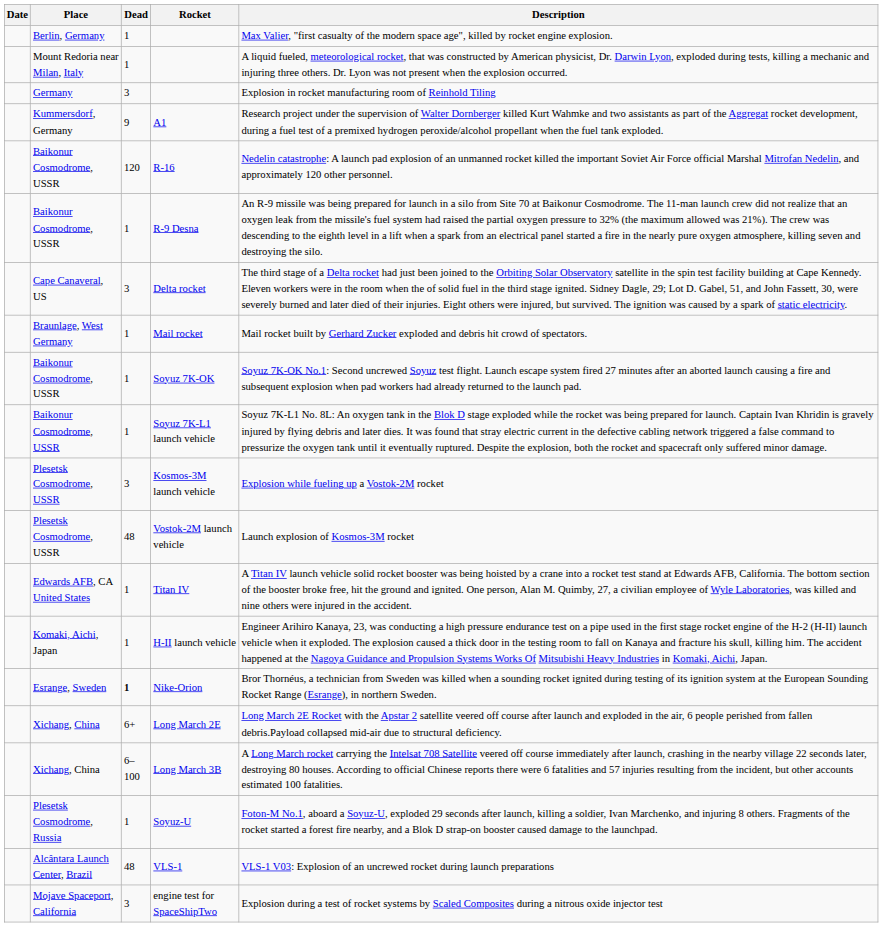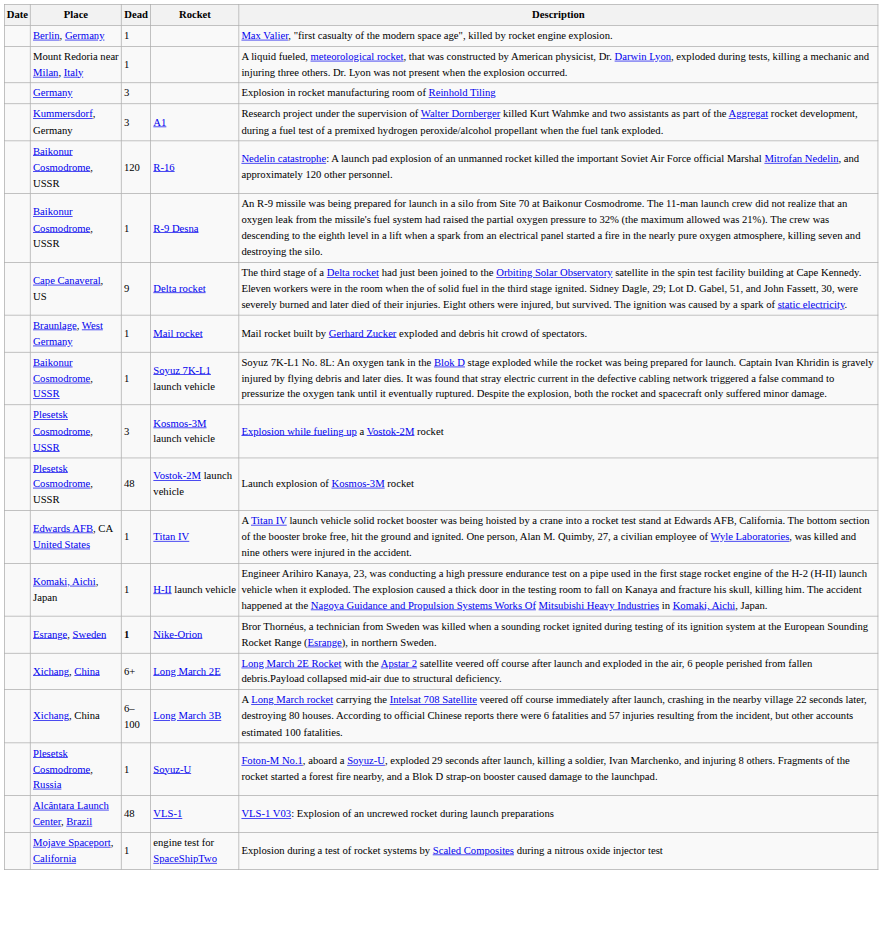(127, 122) 9 -> (127, 122) 3
(127, 288) 3 -> (127, 288) 9
- row: (63, 378)
(127, 903) 3 -> (127, 850) 1
